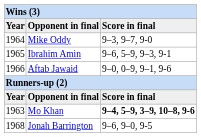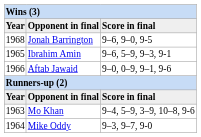rows swapped: (15, 40) <-> (15, 125)
(148, 111) bold -> (148, 111) normal
